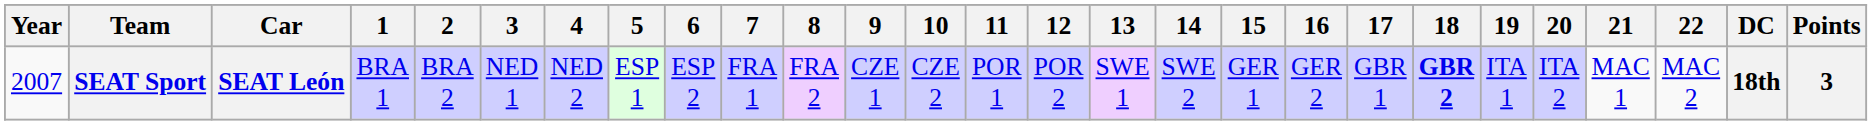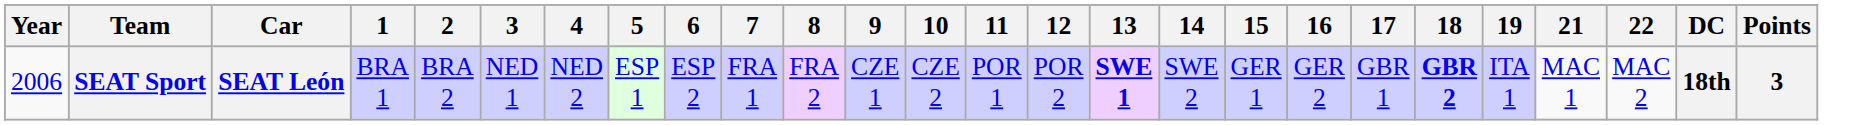- column: (1559, 25)
(37, 82) 2007 -> (37, 82) 2006
(1123, 82) normal -> (1124, 82) bold
